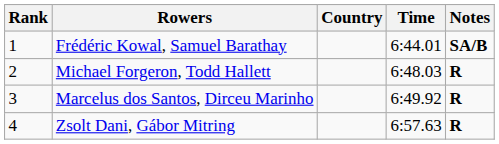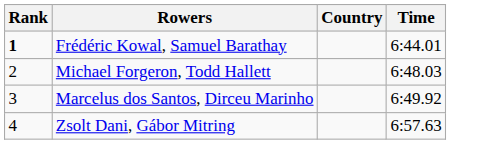- column: (470, 17)
(13, 44) normal -> (13, 44) bold
